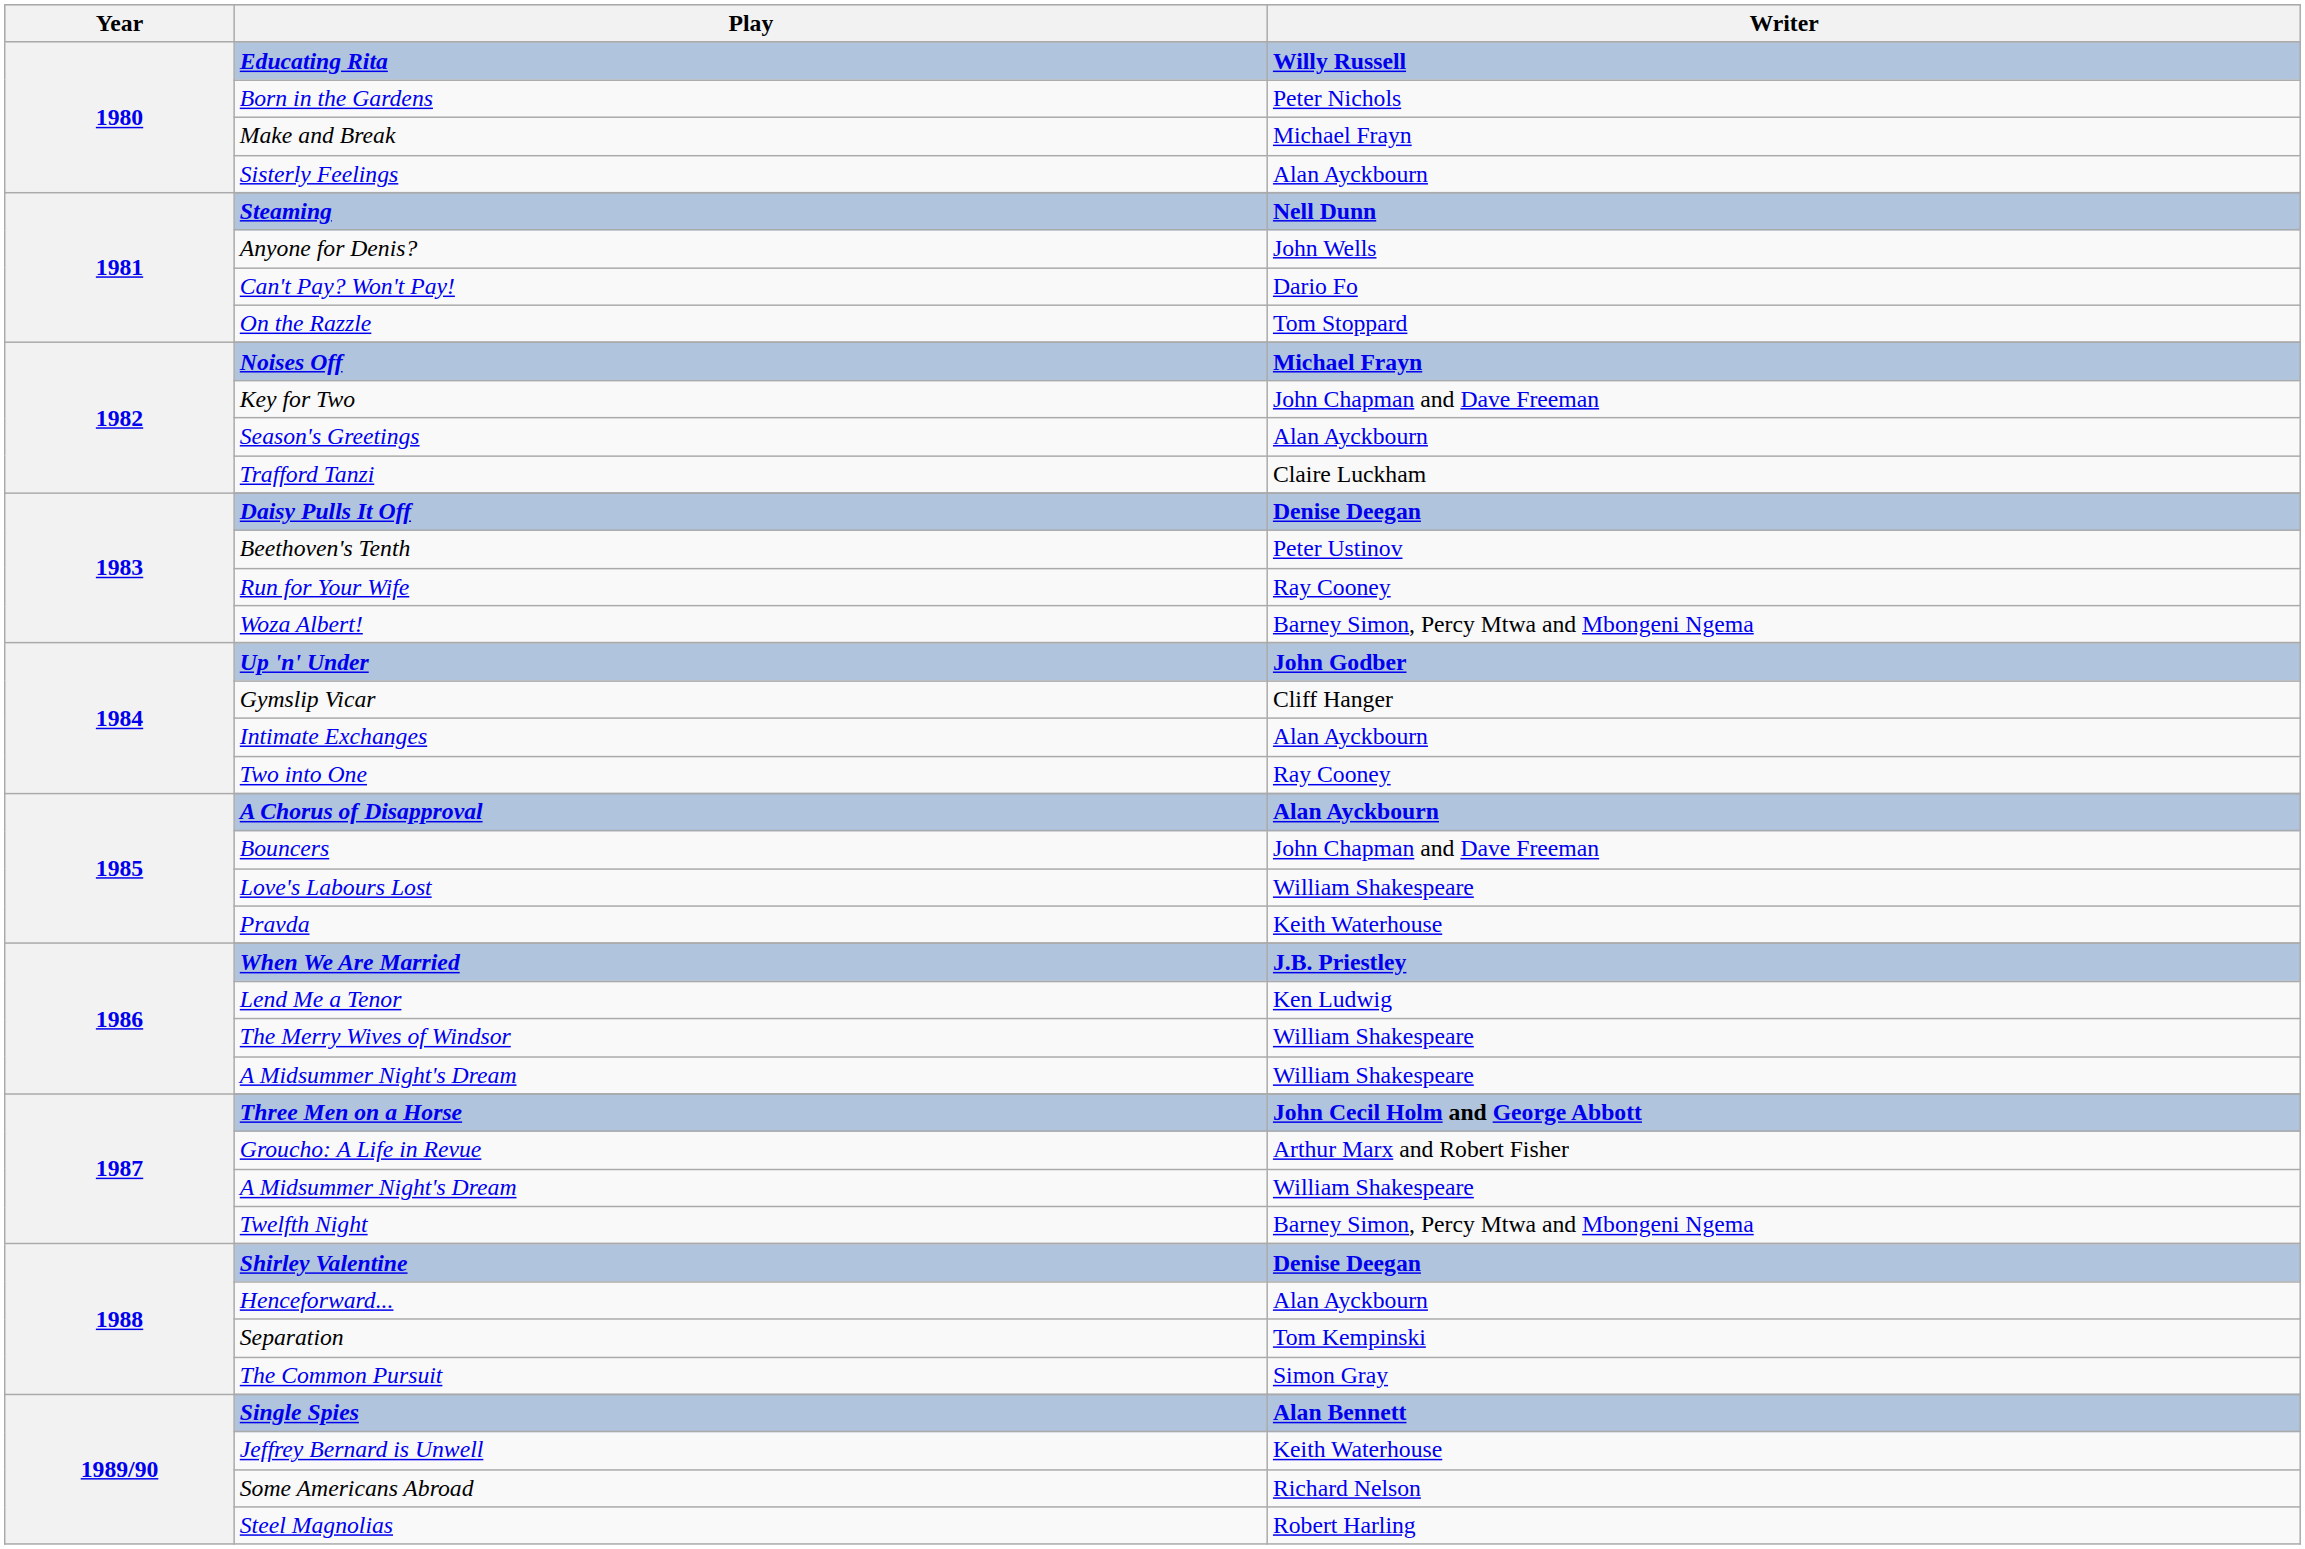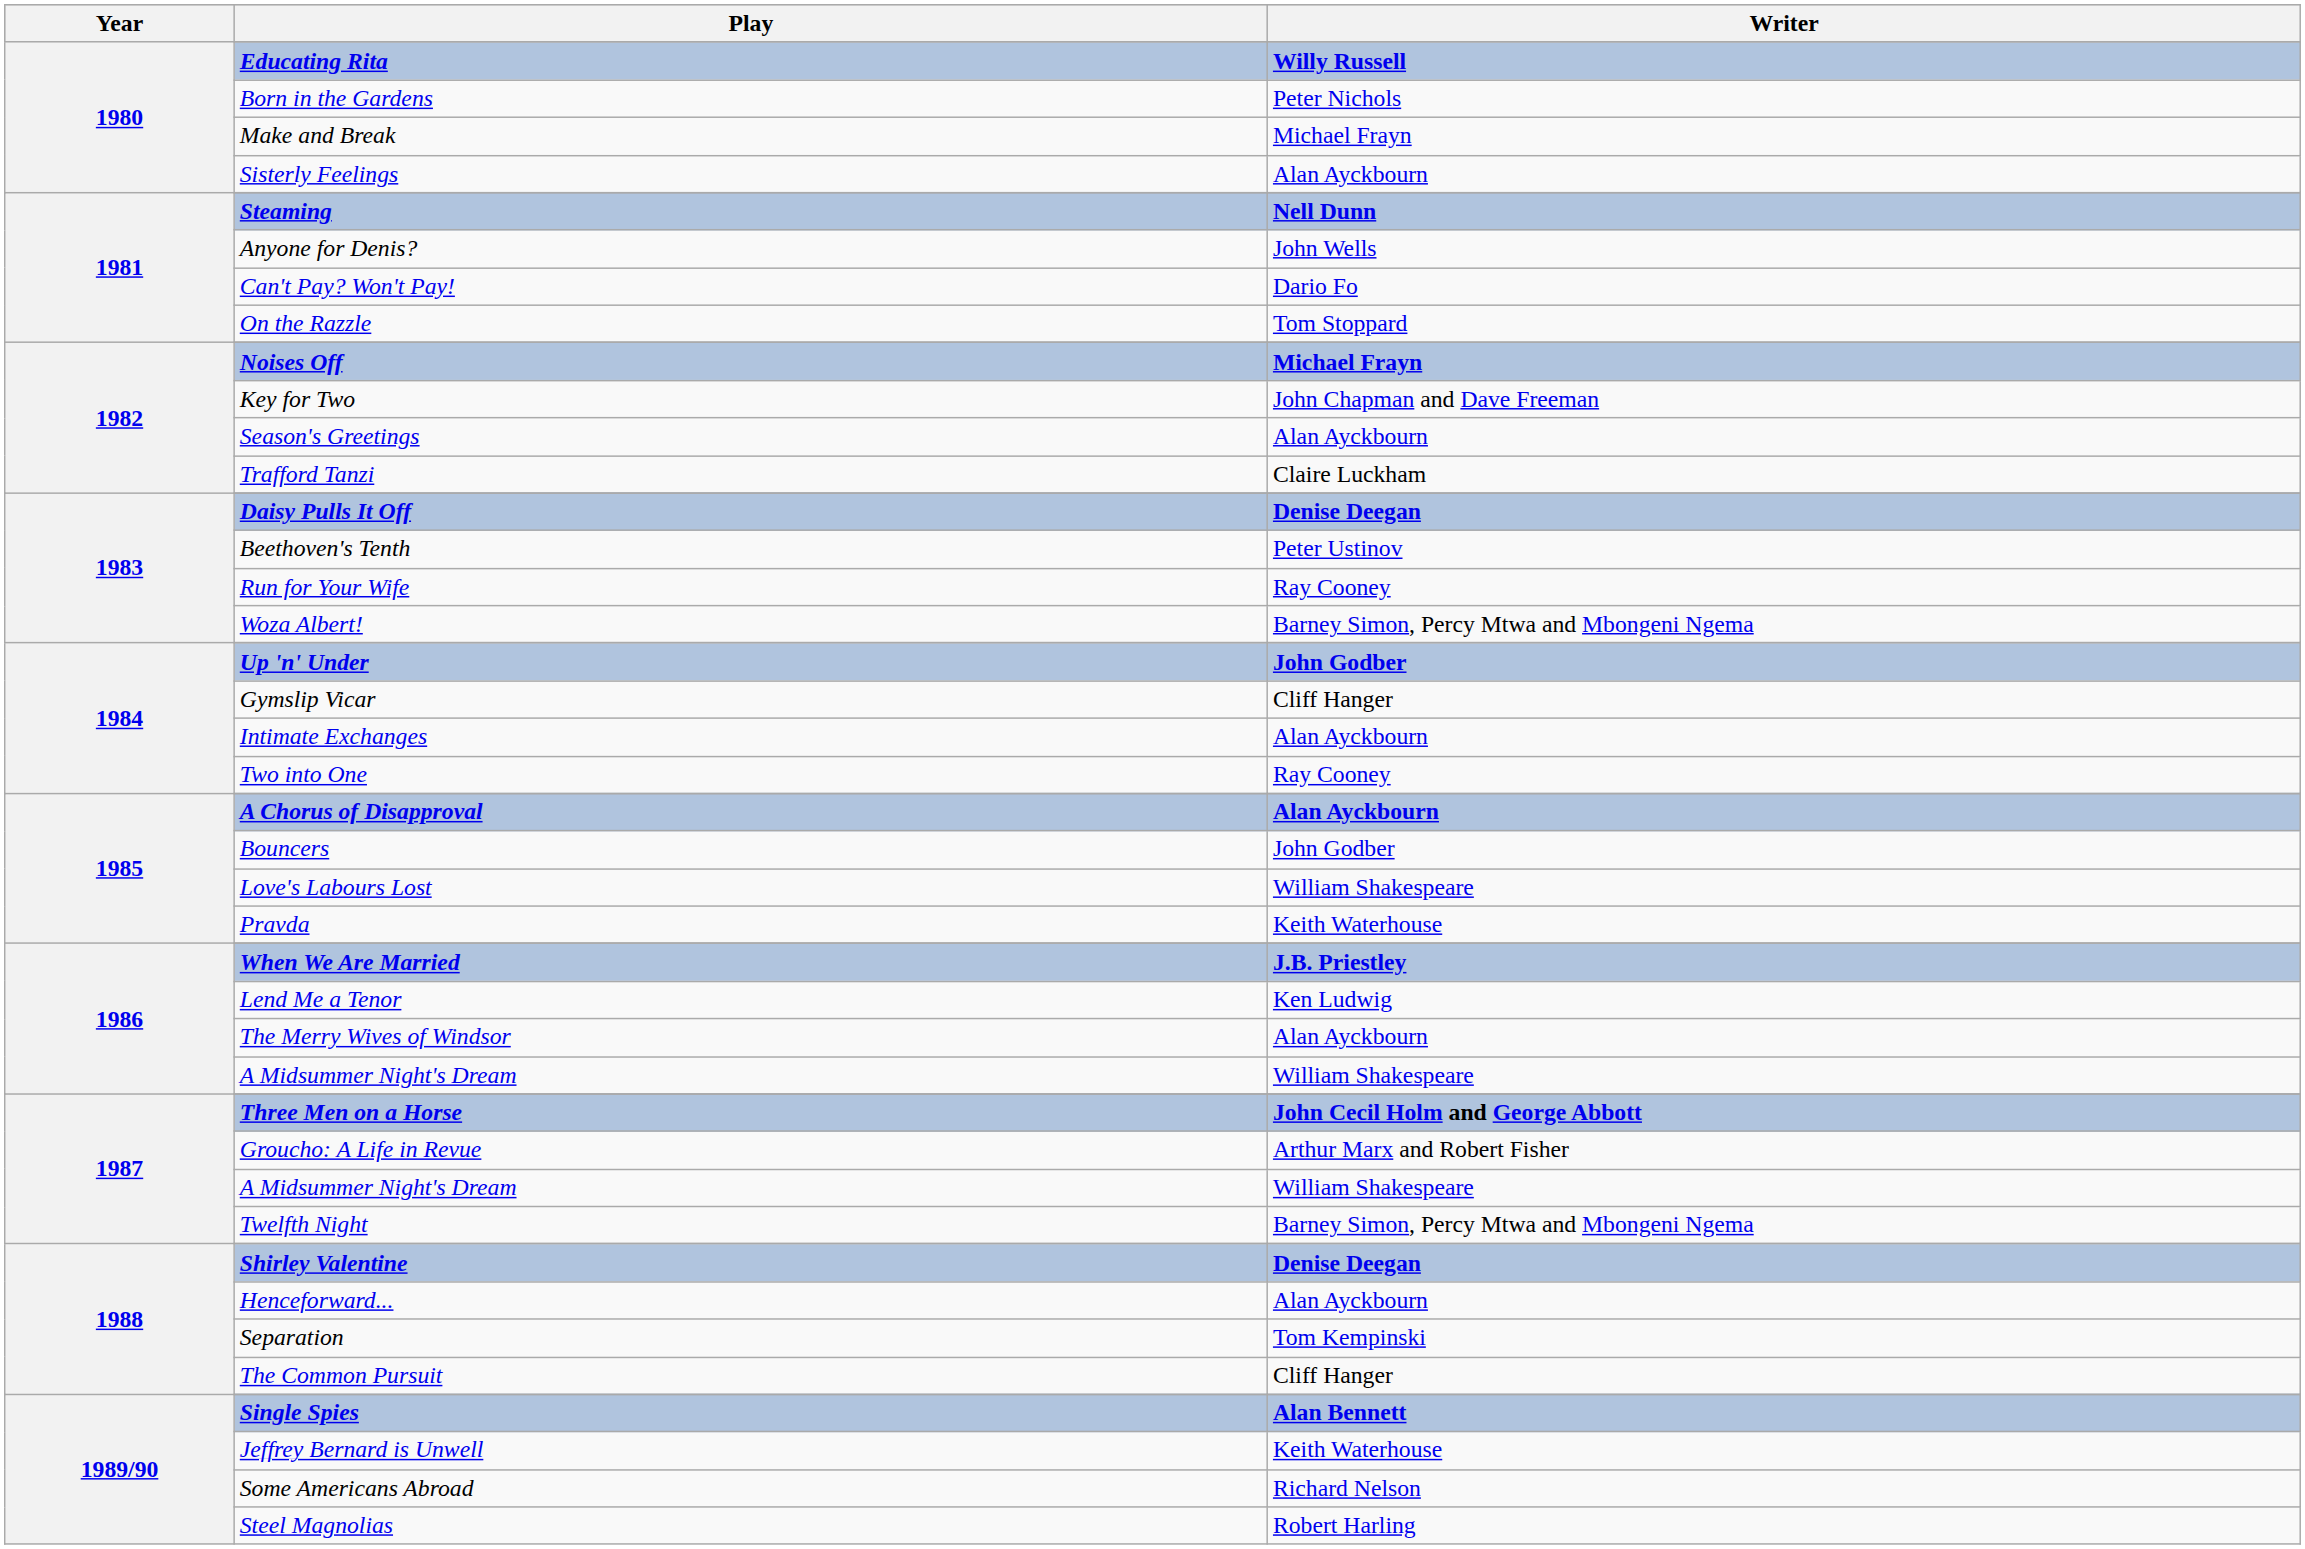(1436, 849) John Chapman and Dave Freeman -> (1334, 849) John Godber
(1373, 1037) William Shakespeare -> (1350, 1037) Alan Ayckbourn
(1330, 1375) Simon Gray -> (1333, 1375) Cliff Hanger
